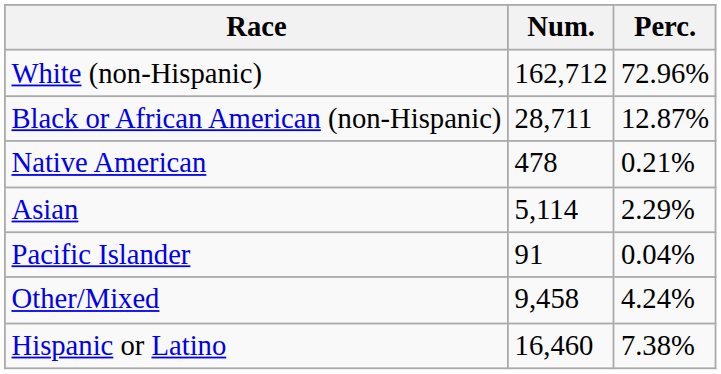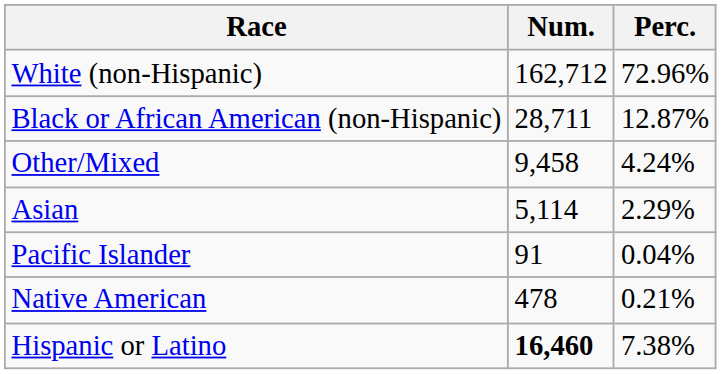rows swapped: (109, 163) <-> (85, 299)
(554, 345) normal -> (554, 345) bold
